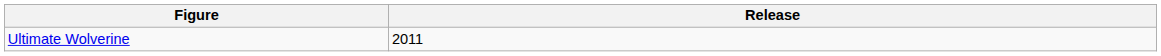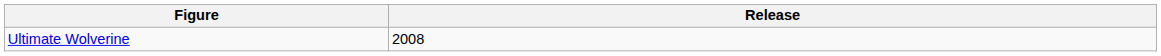(408, 39) 2011 -> (408, 39) 2008
